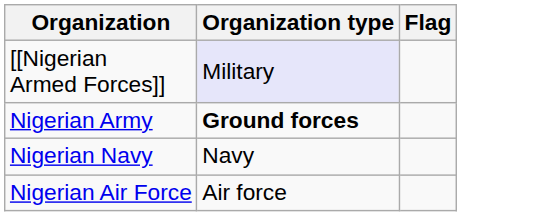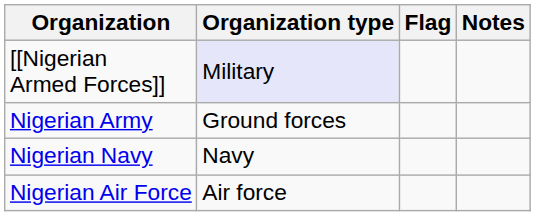+ column: (493, 22)
(281, 120) bold -> (274, 120) normal
